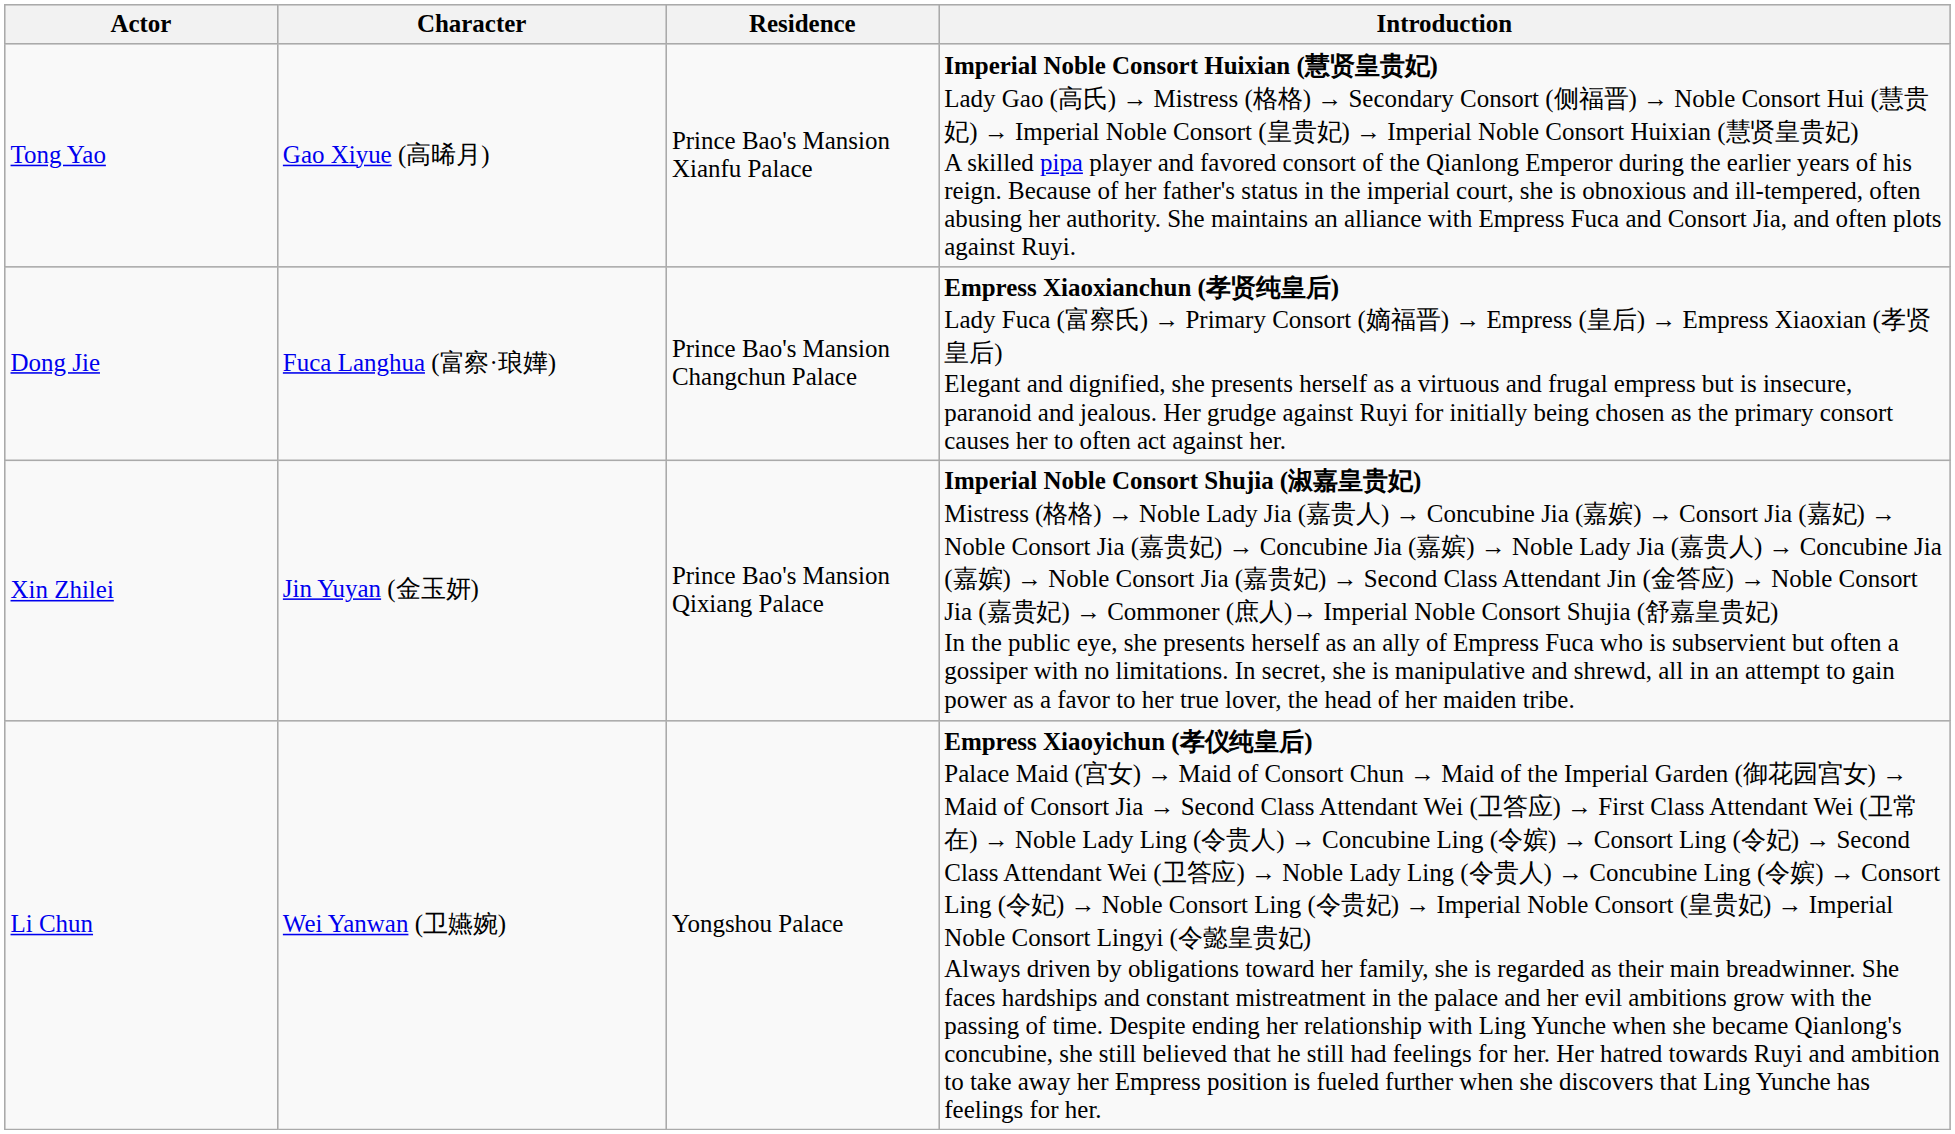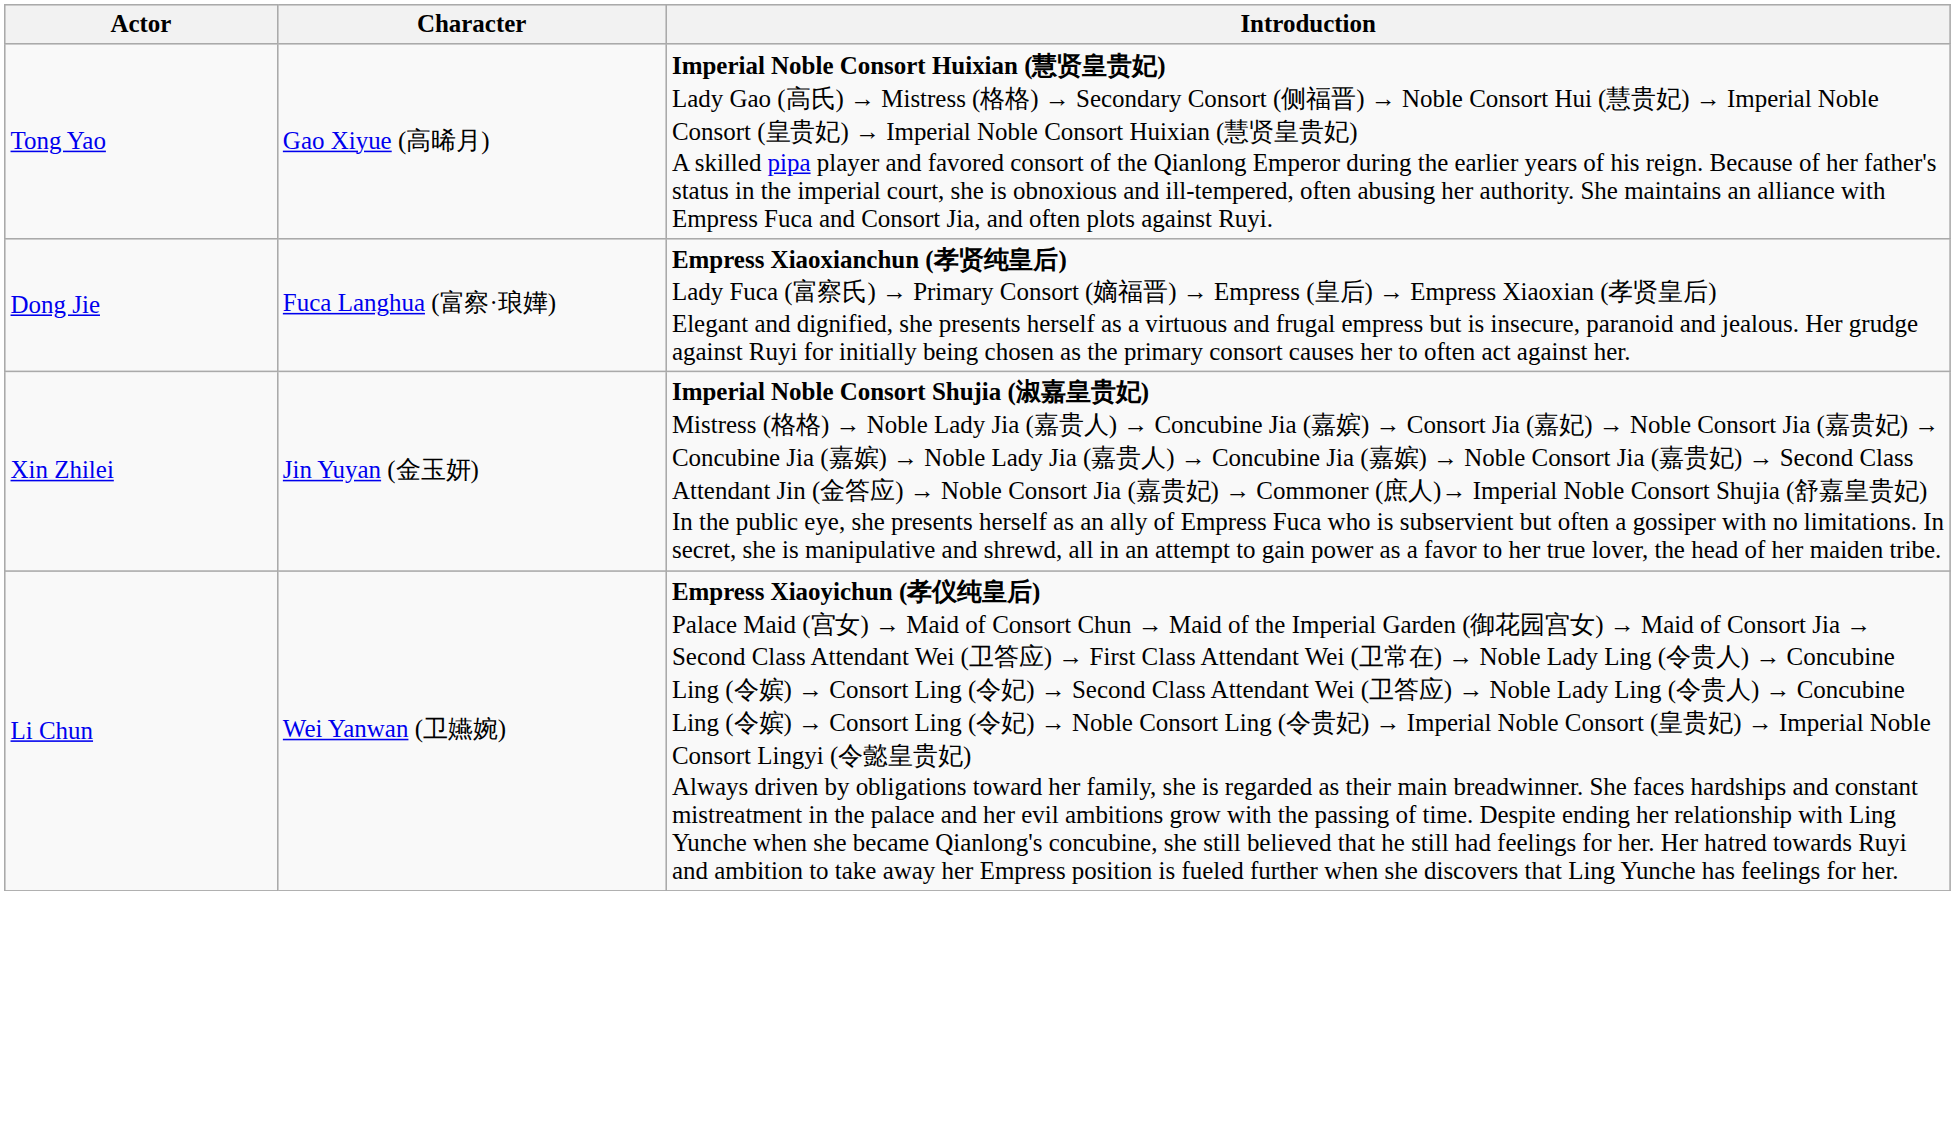- column: (802, 24)
